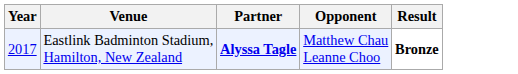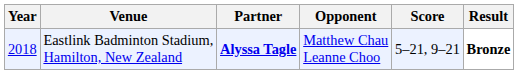+ column: (427, 16)
(22, 49) 2017 -> (22, 49) 2018
